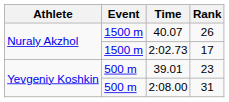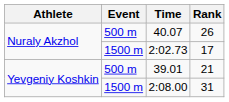(124, 32) 1500 m -> (120, 32) 500 m
(207, 69) 23 -> (207, 69) 21
(120, 88) 500 m -> (124, 88) 1500 m
